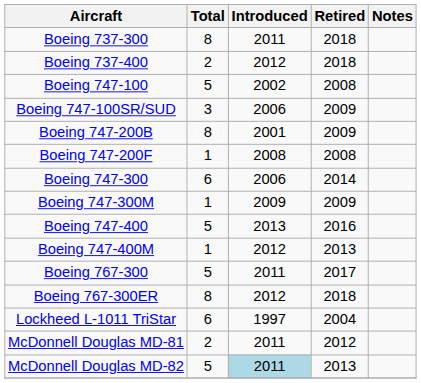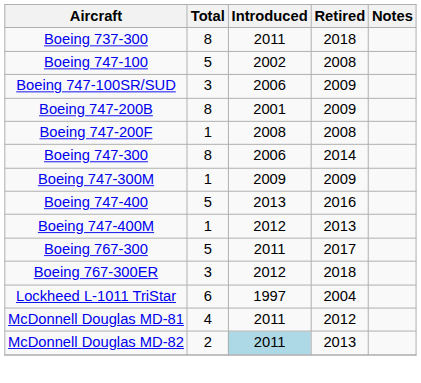- row: (96, 62)
(208, 179) 6 -> (208, 156) 8
(208, 296) 8 -> (208, 272) 3
(208, 343) 2 -> (208, 319) 4
(208, 366) 5 -> (208, 343) 2
